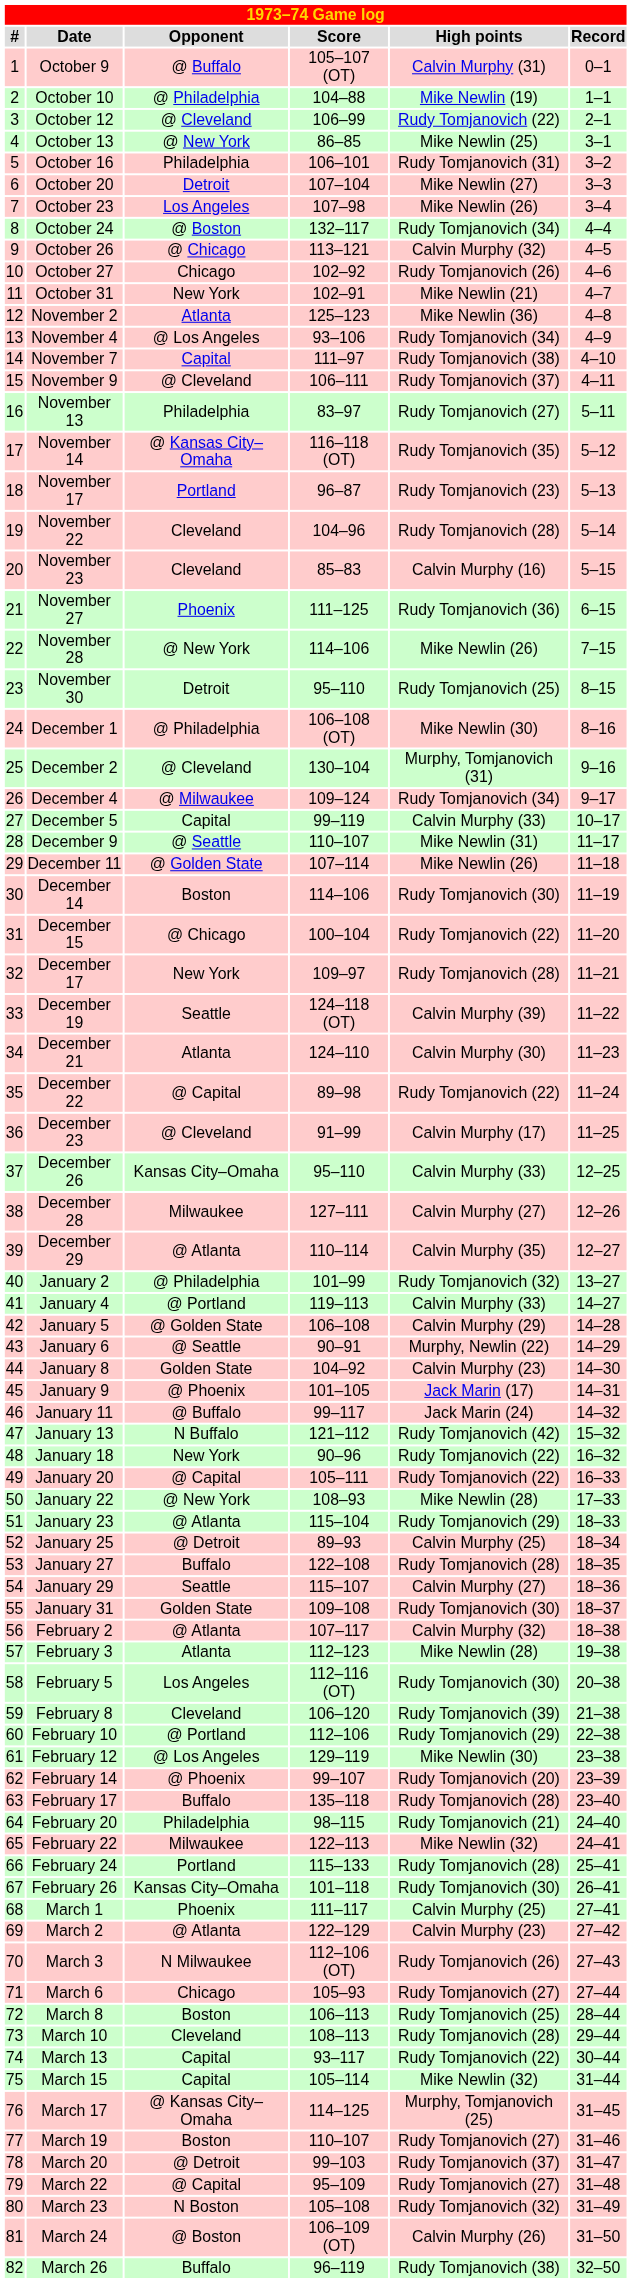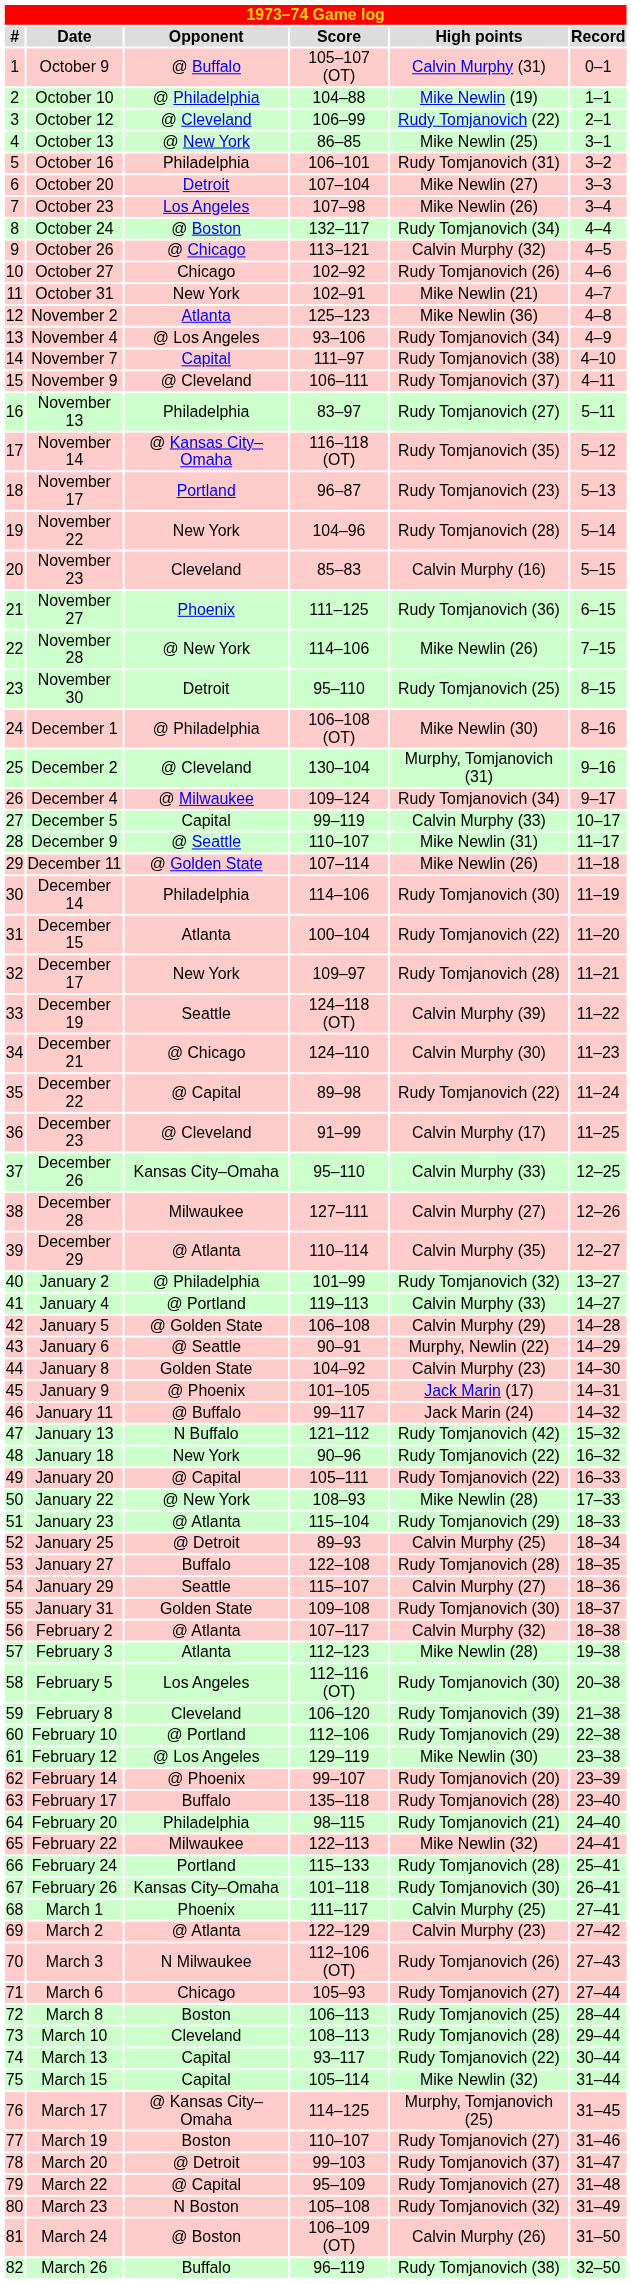(206, 530) Cleveland -> (206, 530) New York
(206, 894) Boston -> (206, 894) Philadelphia
(206, 934) @ Chicago -> (206, 934) Atlanta
(206, 1053) Atlanta -> (206, 1053) @ Chicago
